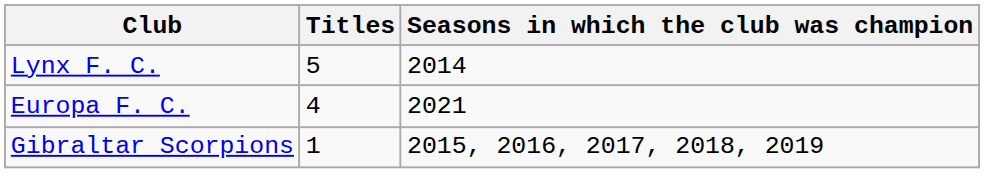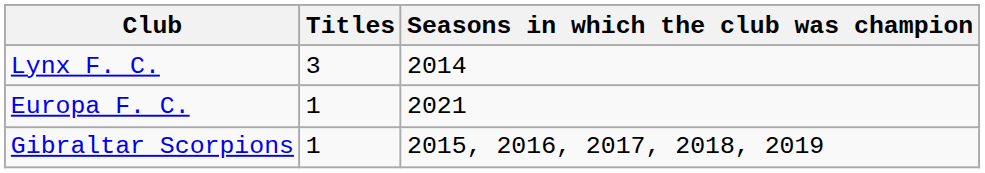(313, 66) 5 -> (313, 66) 3
(313, 106) 4 -> (313, 106) 1
